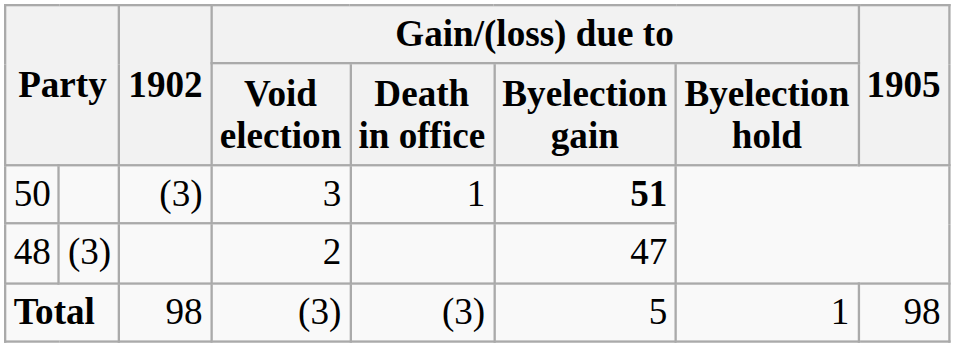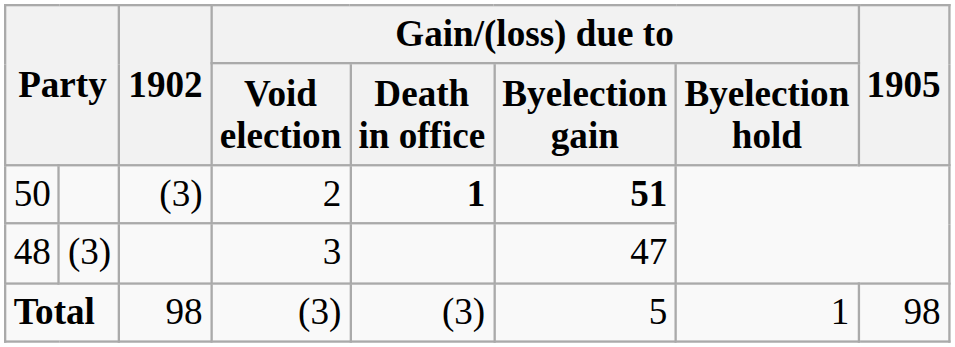(332, 193) 3 -> (332, 193) 2
(476, 193) normal -> (476, 193) bold
(332, 252) 2 -> (332, 252) 3
